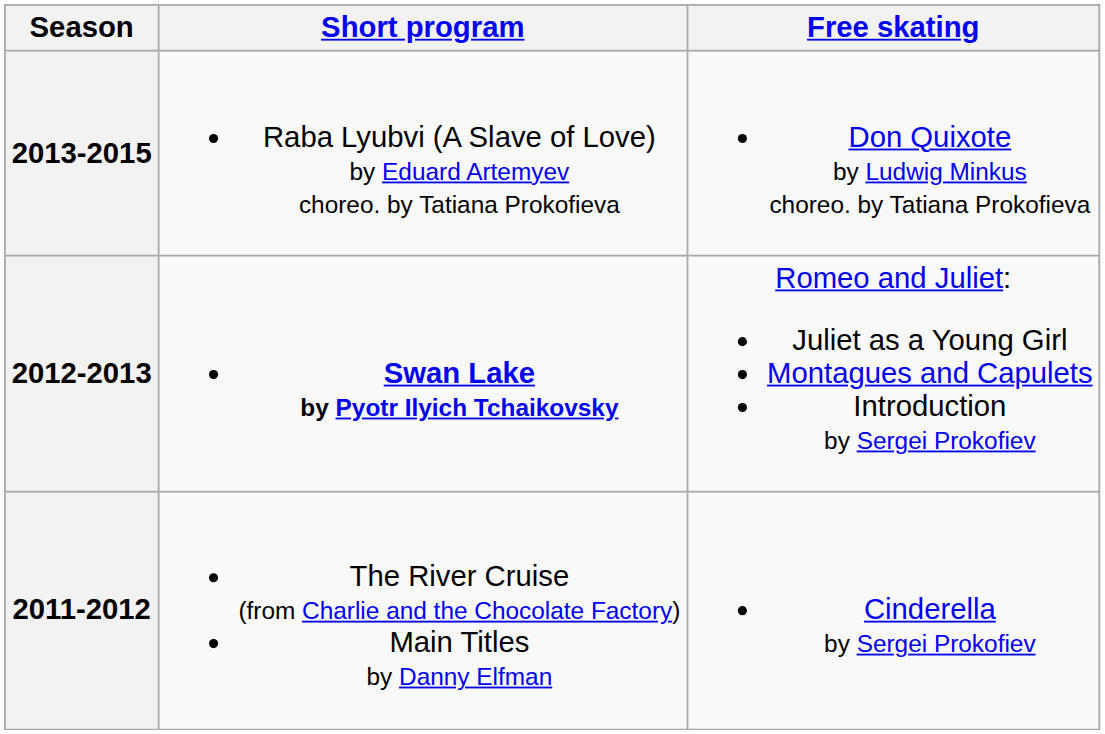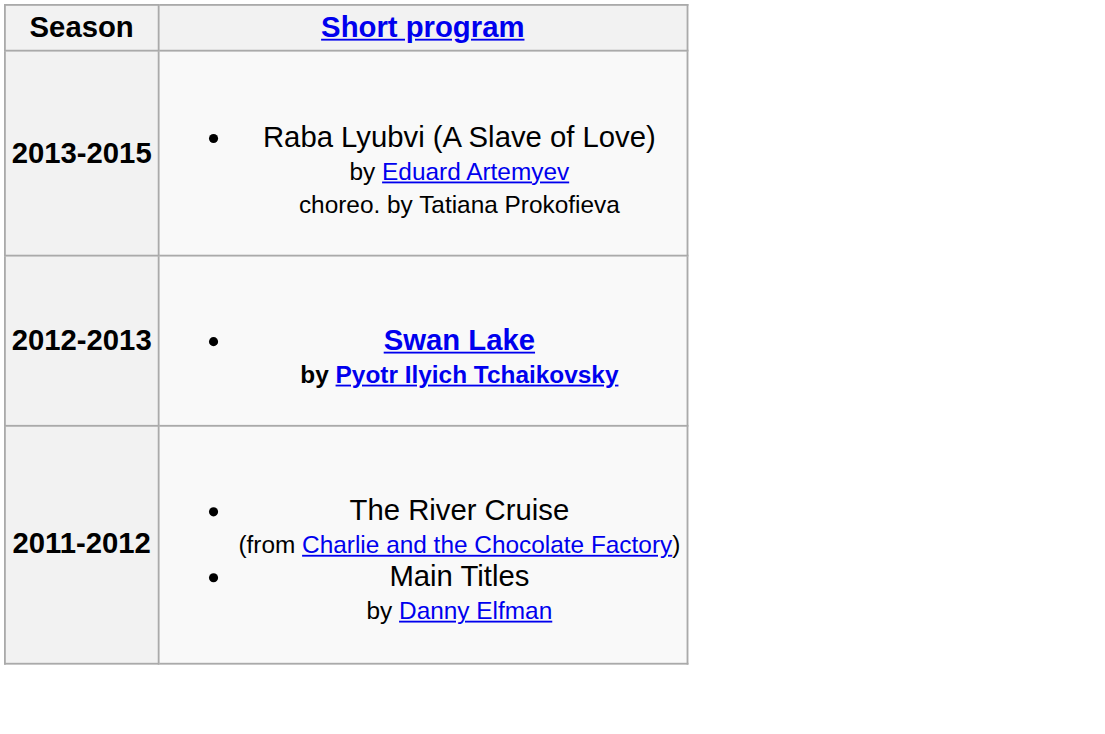- column: (893, 27)
